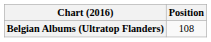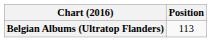(186, 28) 108 -> (186, 28) 113
